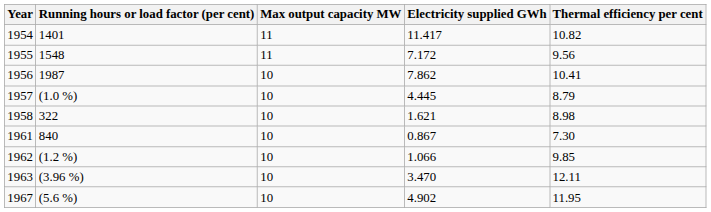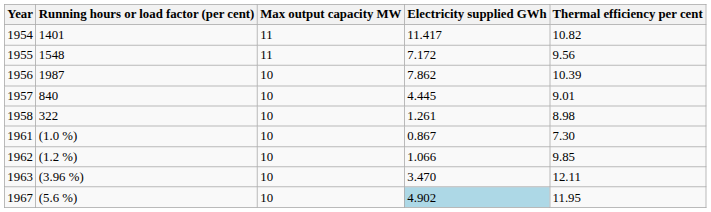(567, 75) 10.41 -> (567, 75) 10.39
(58, 95) (1.0 %) -> (48, 95) 840
(564, 95) 8.79 -> (564, 95) 9.01
(422, 116) 1.621 -> (422, 116) 1.261
(48, 136) 840 -> (58, 136) (1.0 %)
(422, 197) no background -> (422, 197) lightblue background
